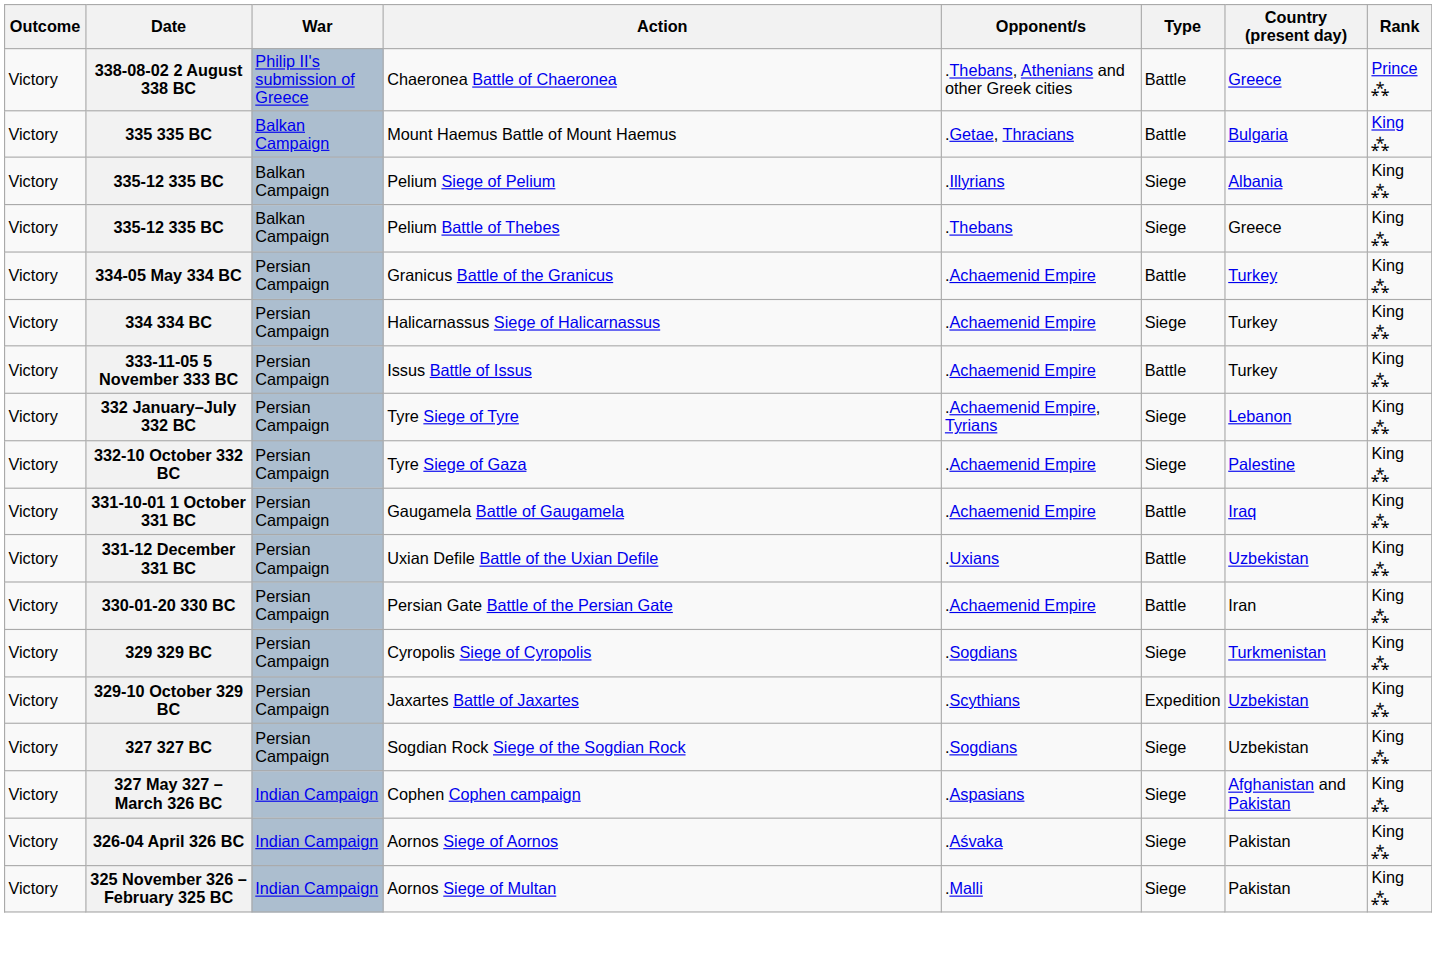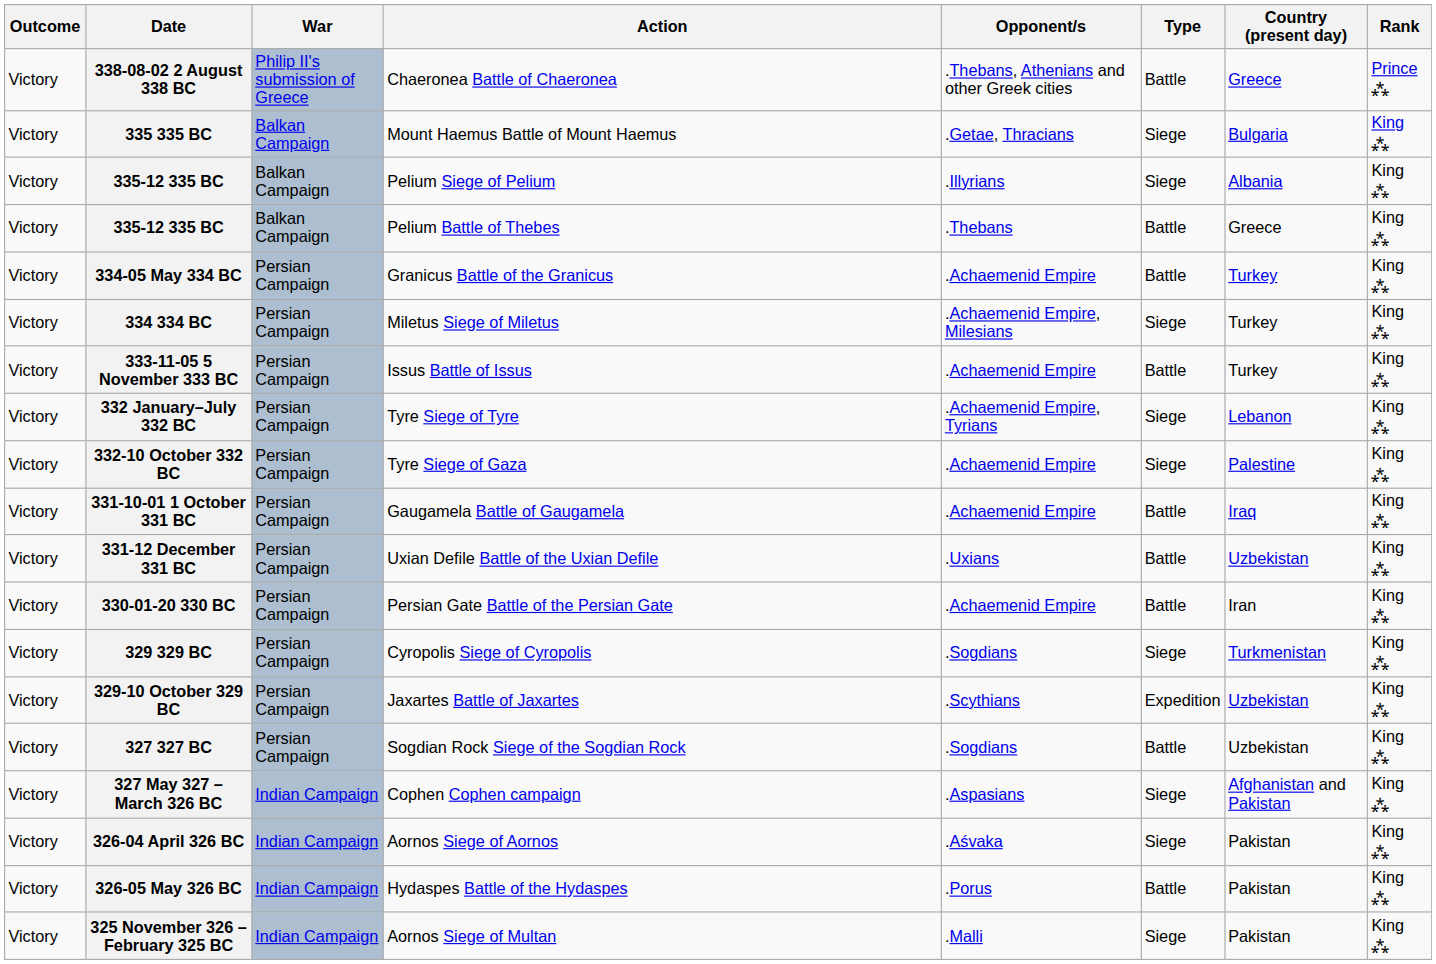(1165, 134) Battle -> (1165, 134) Siege
(1165, 229) Siege -> (1165, 229) Battle
+ row: (169, 323)
- row: (169, 323)
(1165, 748) Siege -> (1165, 748) Battle
+ row: (169, 889)
